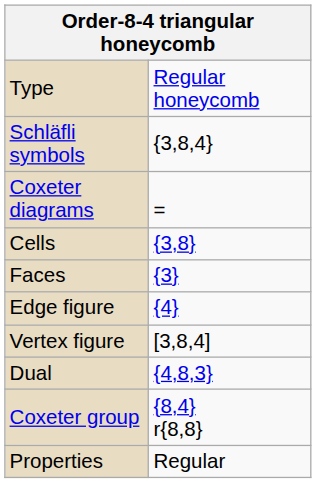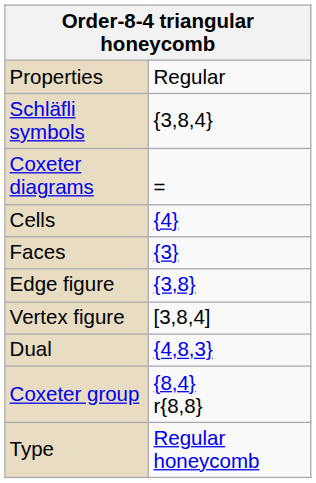rows swapped: (32, 88) <-> (56, 461)
(175, 243) {3,8} -> (166, 220) {4}
(166, 308) {4} -> (175, 285) {3,8}
